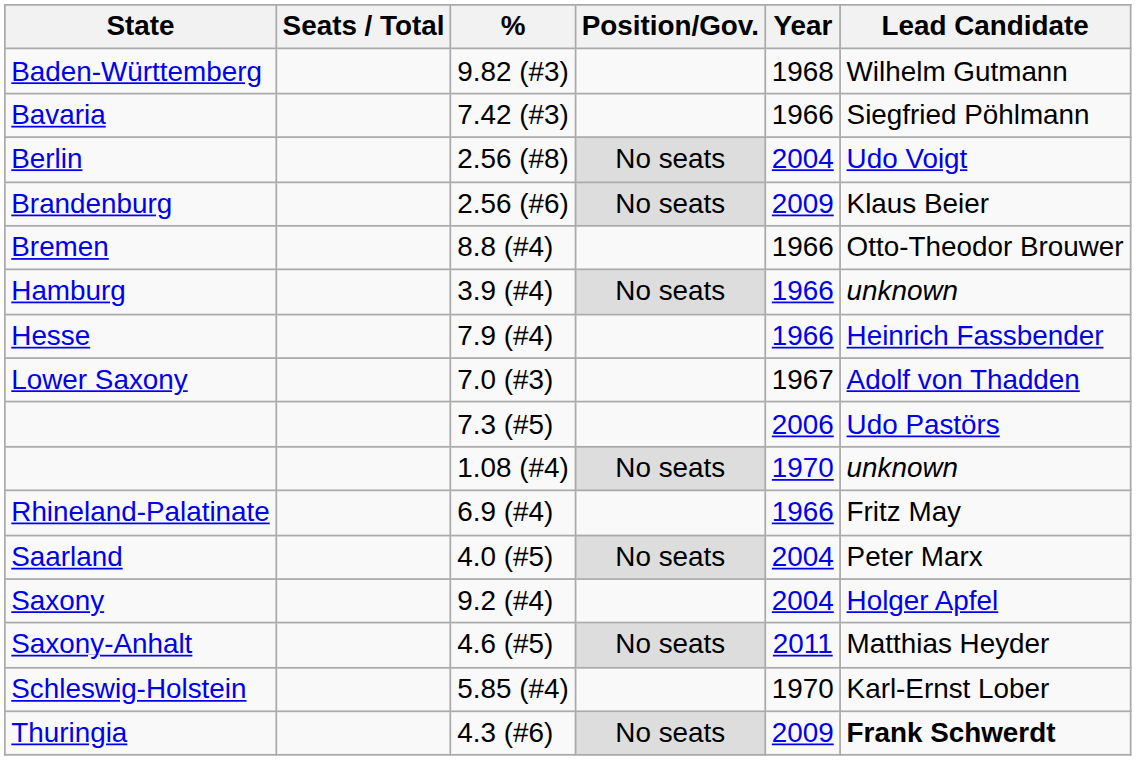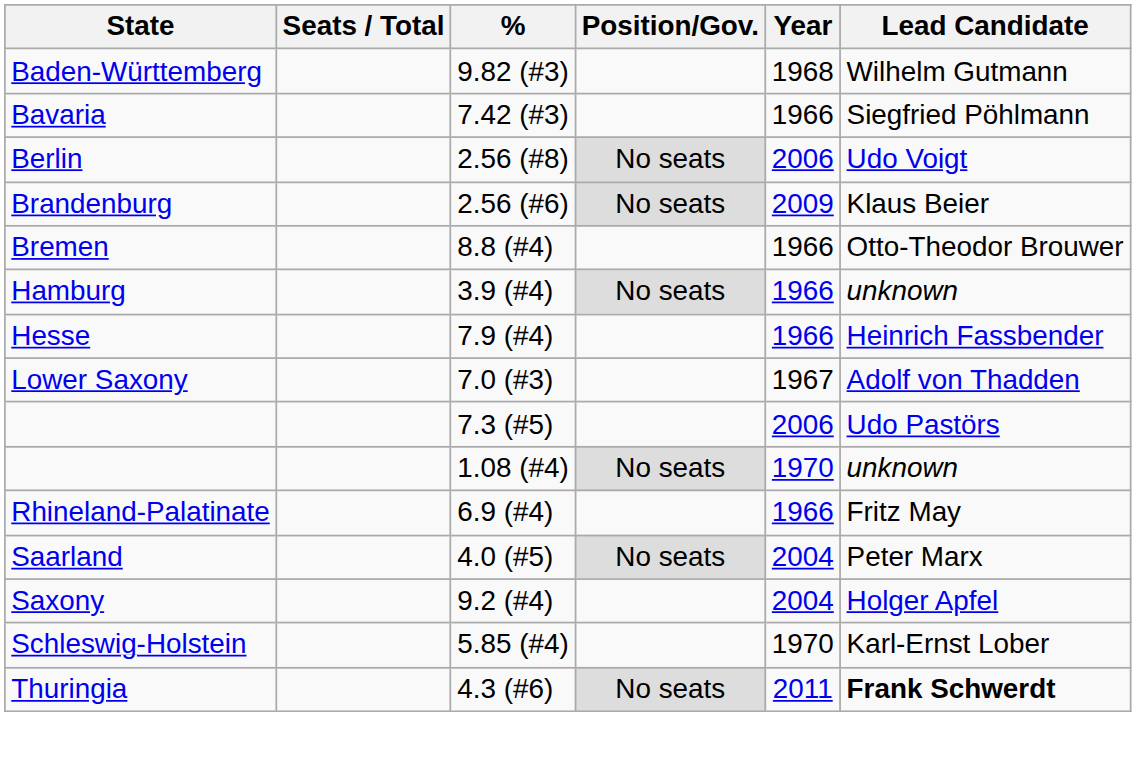(803, 159) 2004 -> (803, 159) 2006
- row: (102, 644)
(803, 733) 2009 -> (803, 688) 2011
